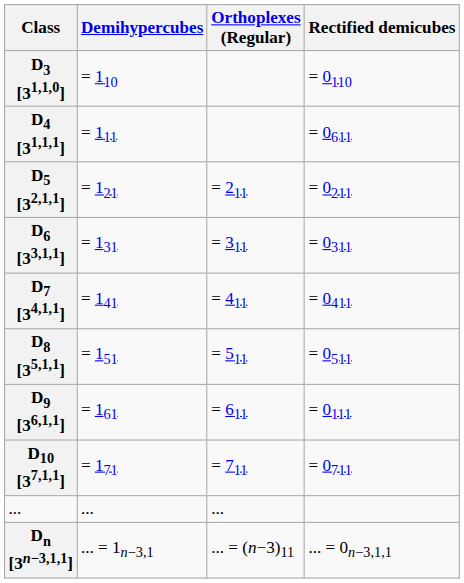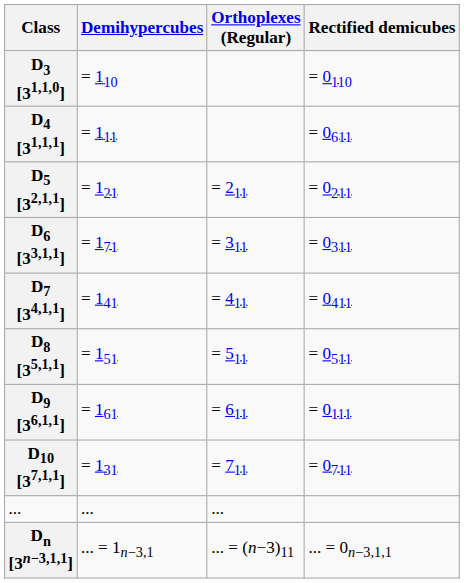(99, 245) = 131 -> (99, 245) = 171
(99, 467) = 171 -> (99, 467) = 131
